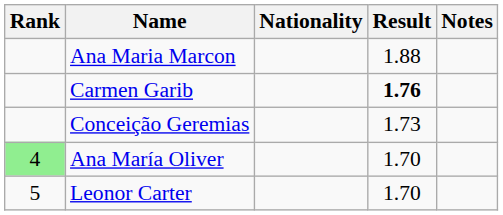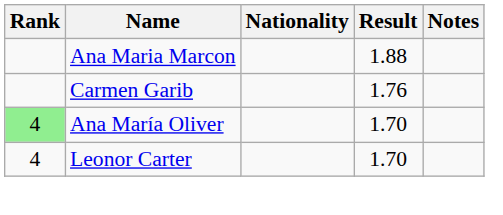(402, 90) bold -> (388, 90) normal
- row: (160, 124)
(35, 192) 5 -> (35, 158) 4
